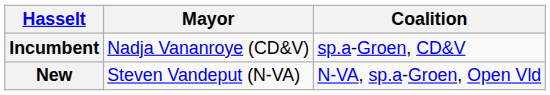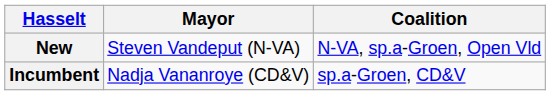rows swapped: (54, 47) <-> (54, 75)
